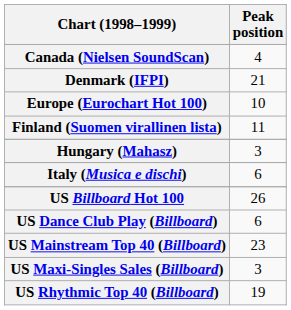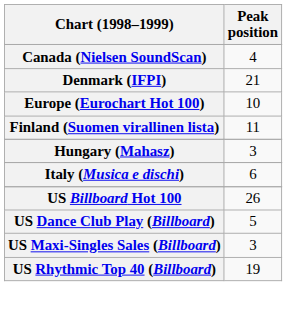(258, 221) 6 -> (253, 221) 5
- row: (117, 245)
